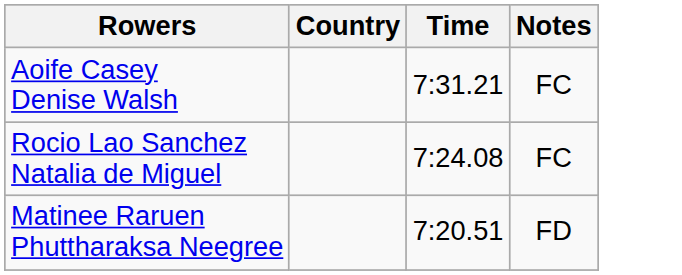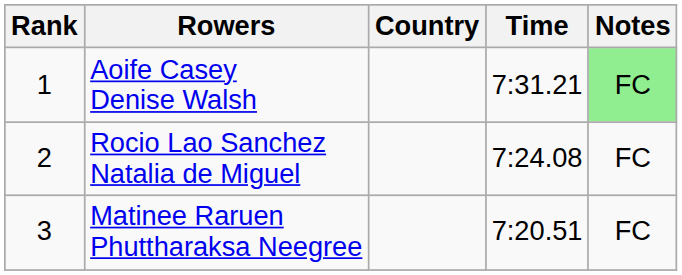+ column: (44, 26)
(554, 84) no background -> (633, 84) lightgreen background
(554, 231) FD -> (633, 231) FC
